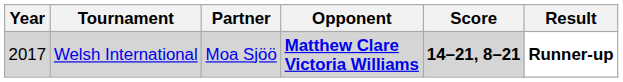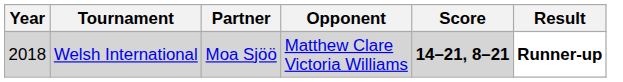(27, 54) 2017 -> (27, 54) 2018
(352, 54) bold -> (346, 54) normal
